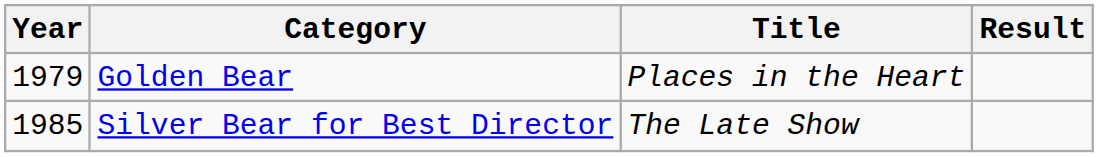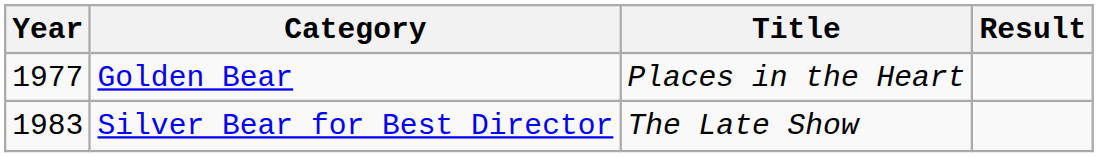(48, 78) 1979 -> (48, 78) 1977
(48, 126) 1985 -> (48, 126) 1983
